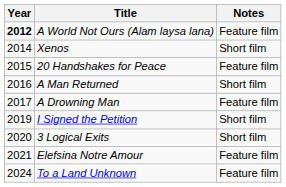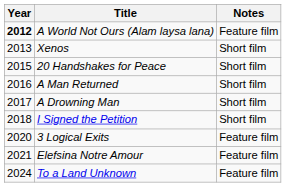(19, 48) 2014 -> (19, 48) 2013
(249, 66) Feature film -> (243, 66) Short film
(249, 102) Feature film -> (243, 102) Short film
(19, 119) 2019 -> (19, 119) 2018
(243, 137) Short film -> (249, 137) Feature film
